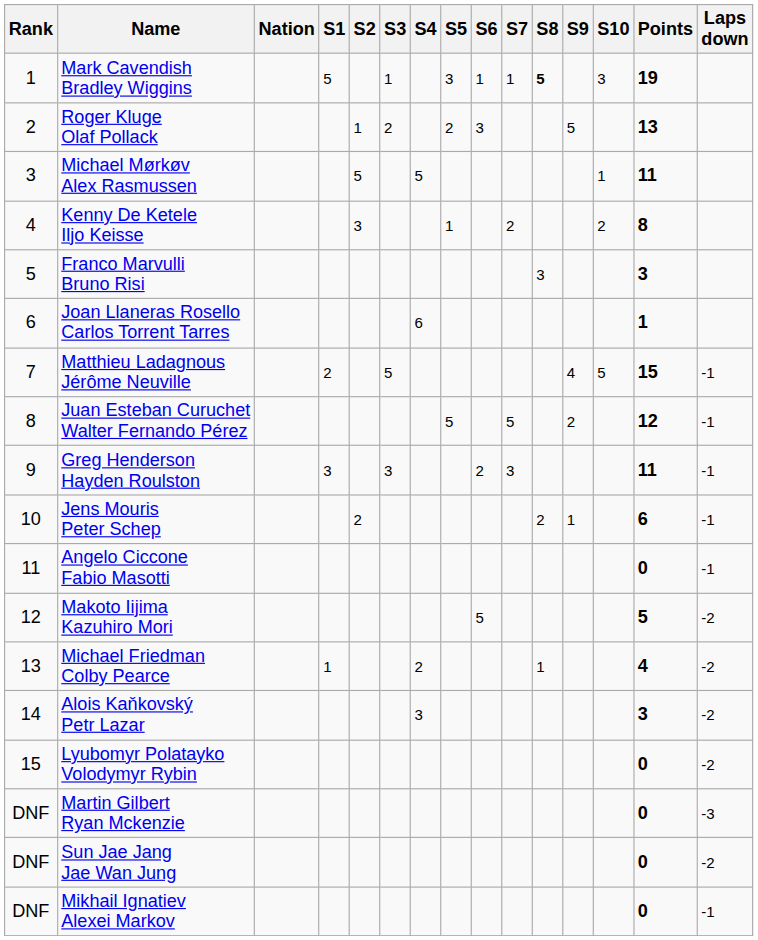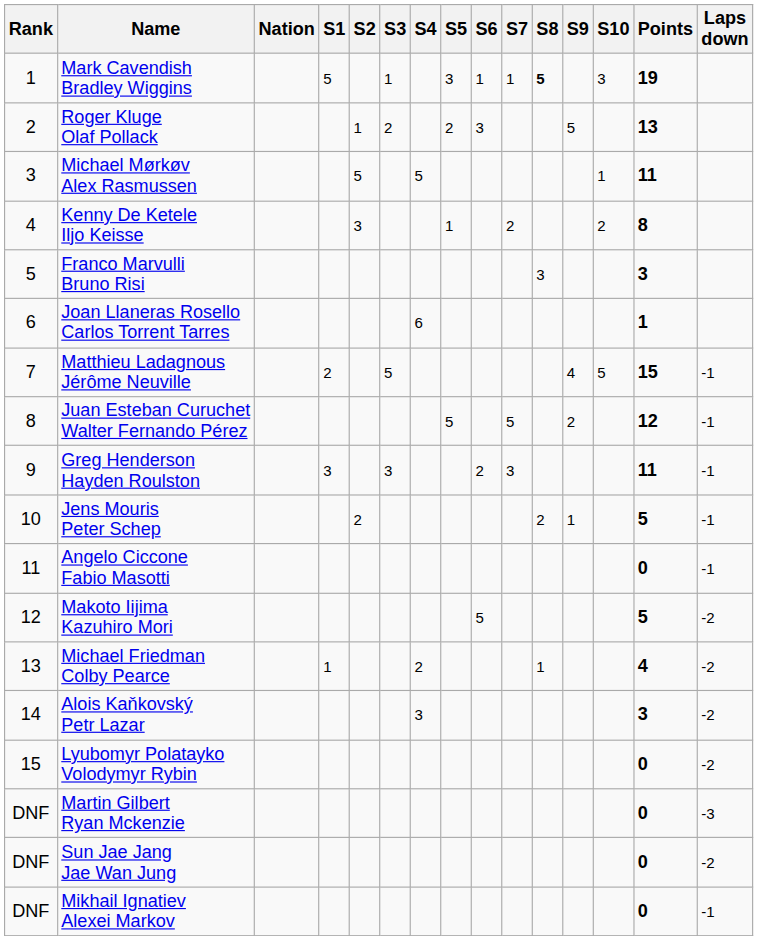(643, 519) 6 -> (643, 519) 5
